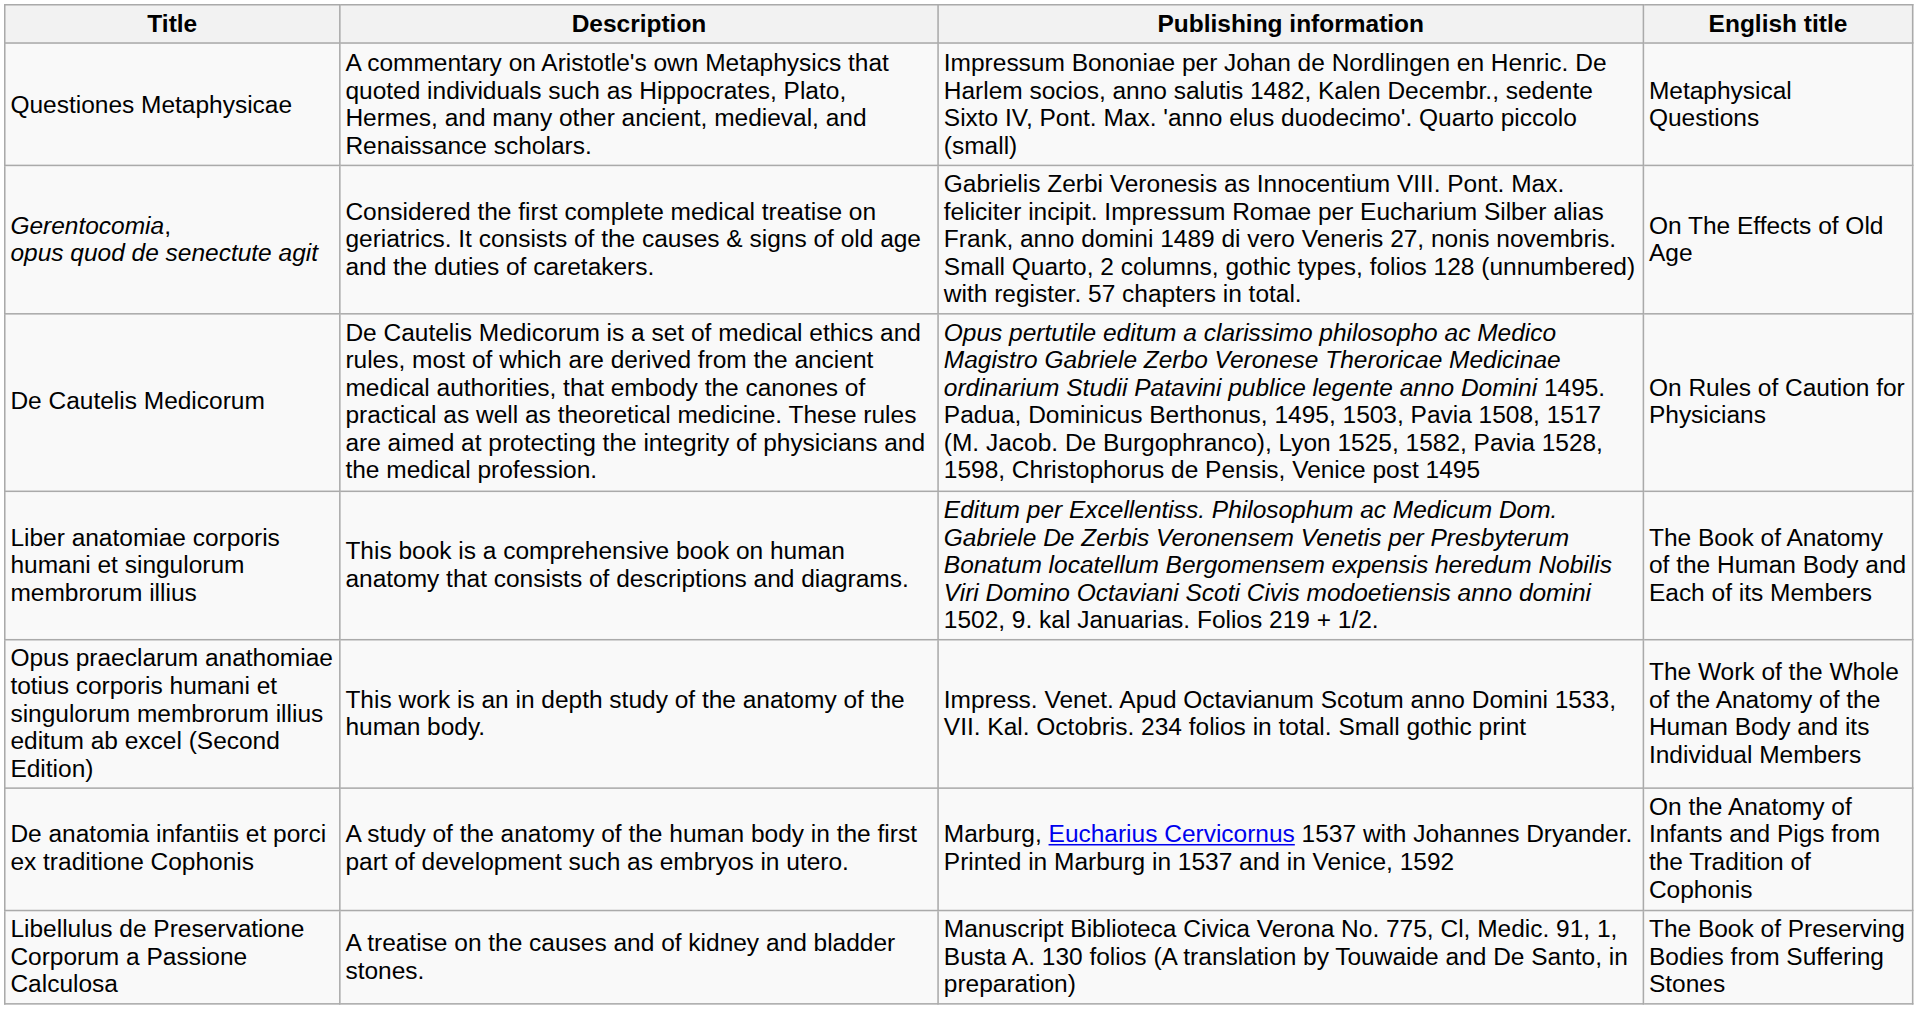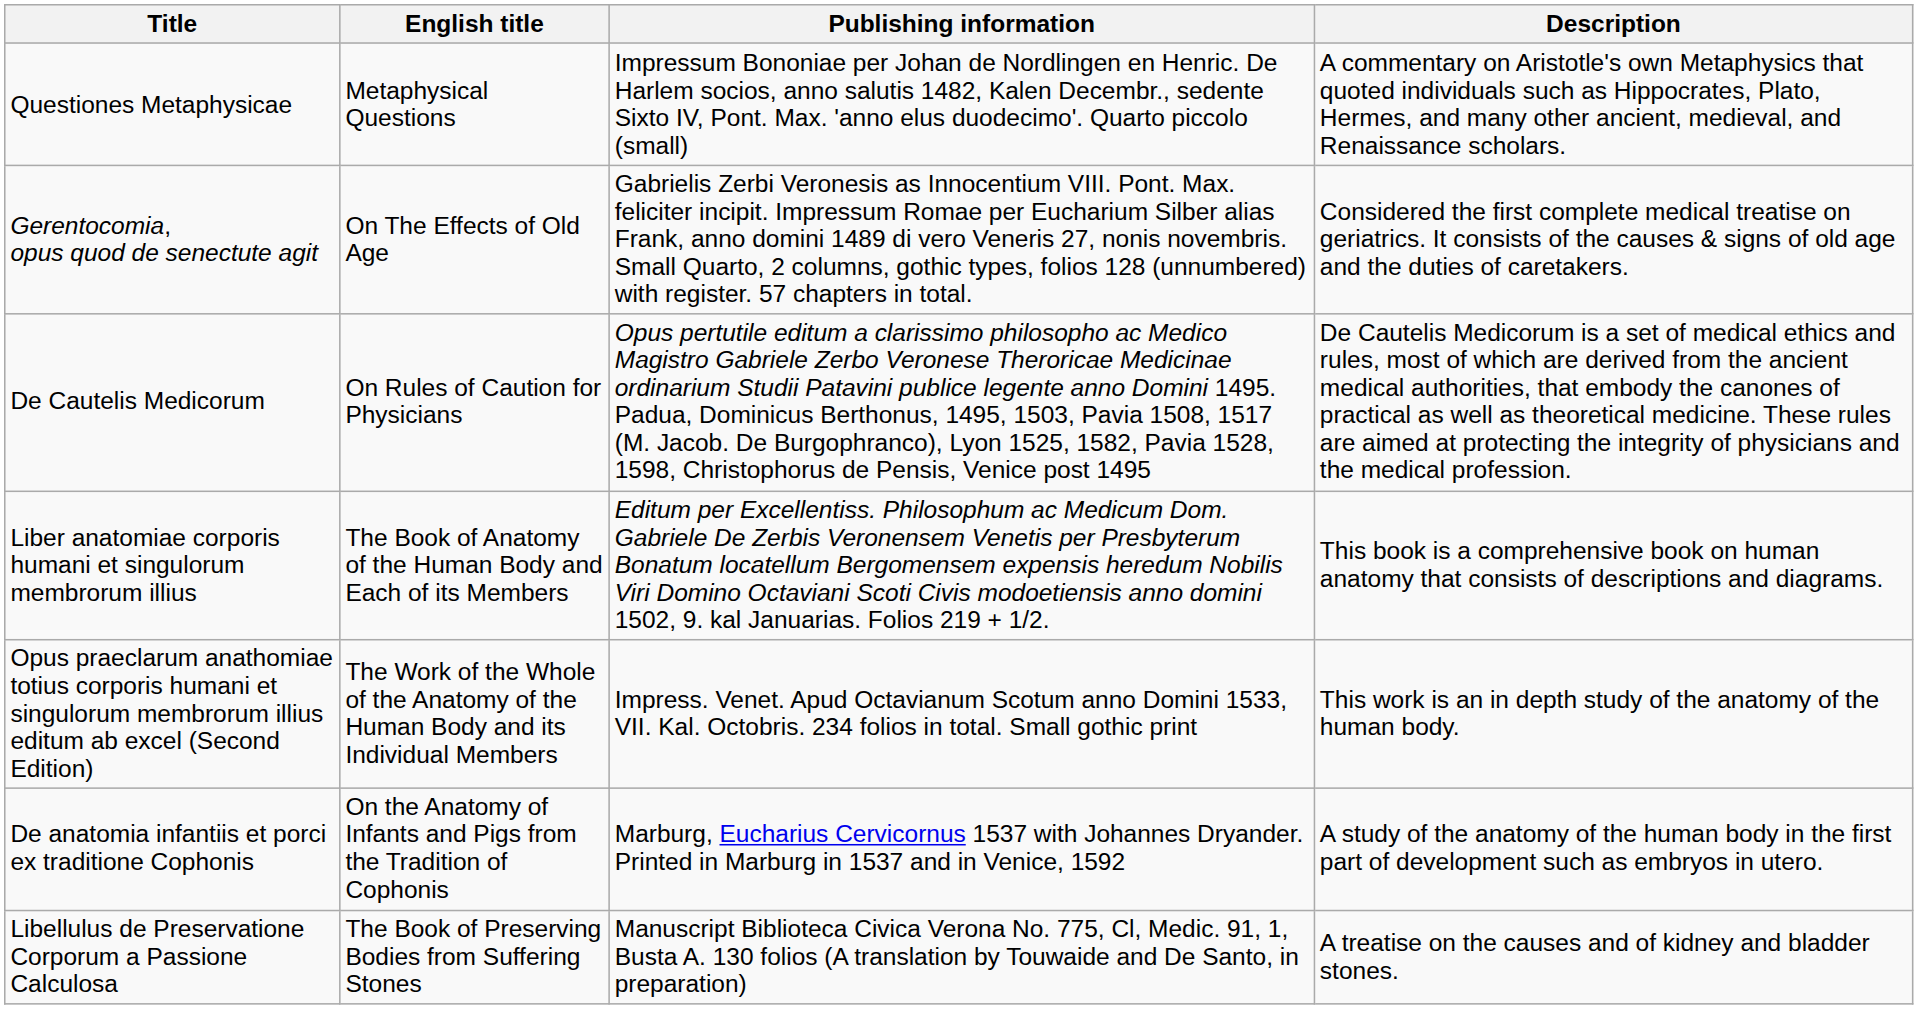columns swapped: (1778, 23) <-> (639, 23)
